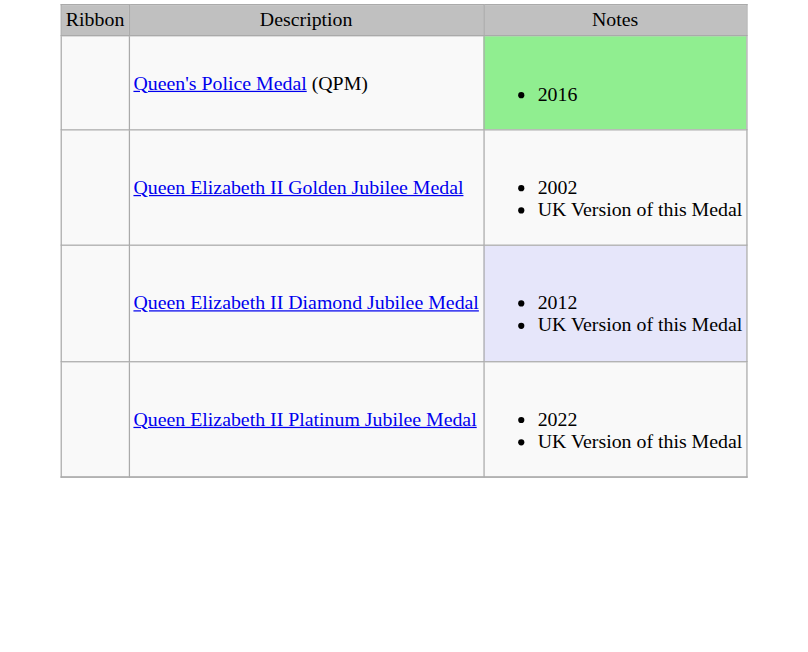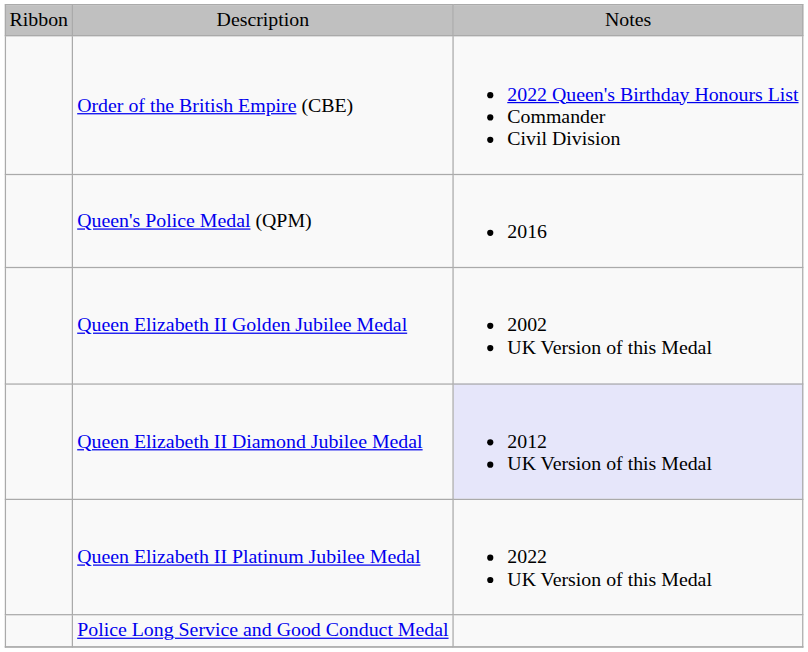+ row: (215, 105)
(615, 94) lightgreen background -> (628, 232) no background
+ row: (263, 630)
